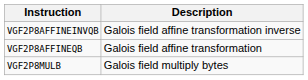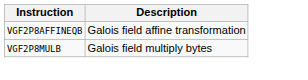- row: (53, 31)
